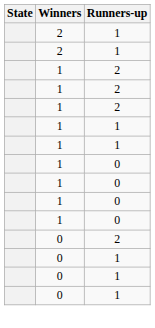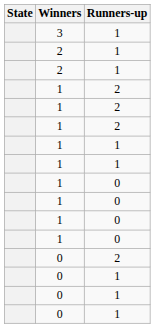+ row: (60, 32)
